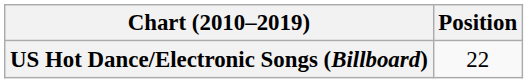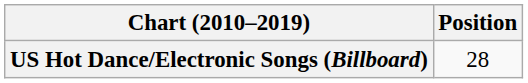(478, 58) 22 -> (478, 58) 28
